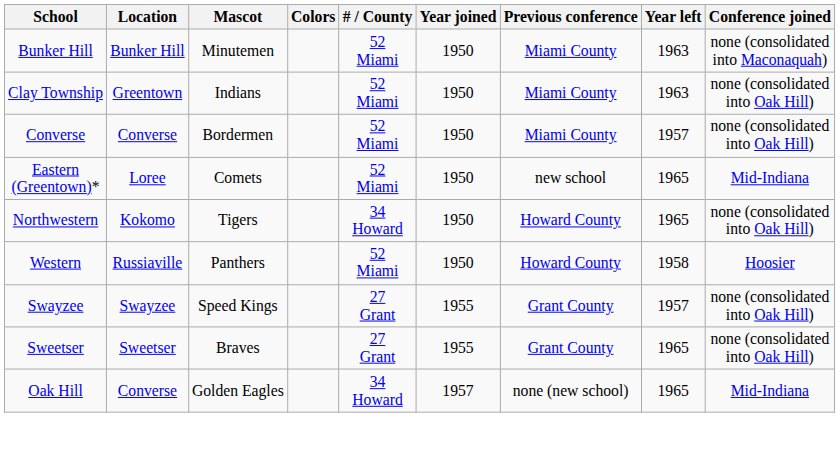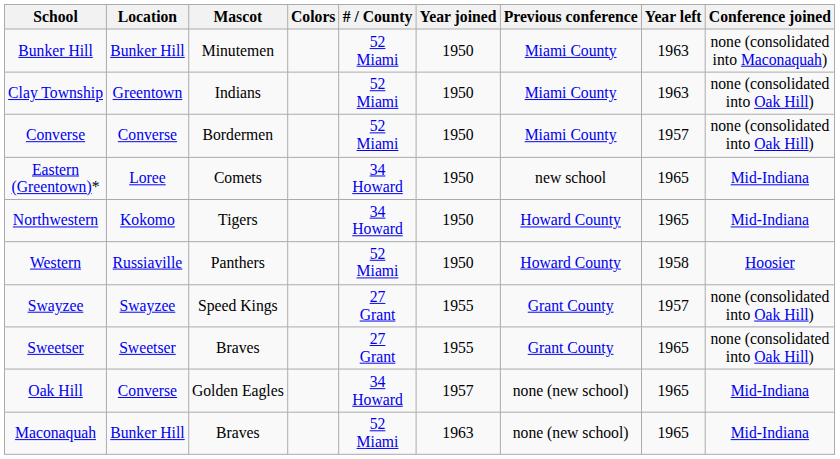(378, 178) 52 Miami -> (378, 178) 34 Howard
(770, 220) none (consolidated into Oak Hill) -> (770, 220) Mid-Indiana
+ row: (56, 433)
